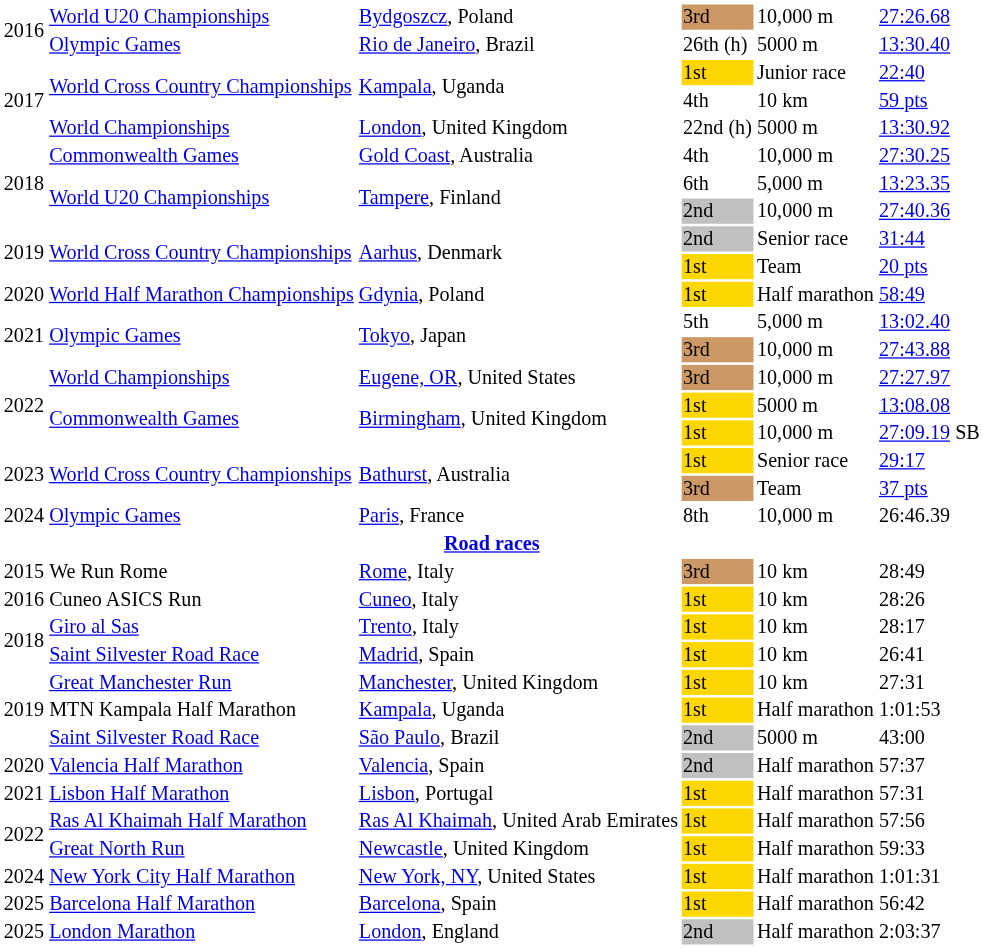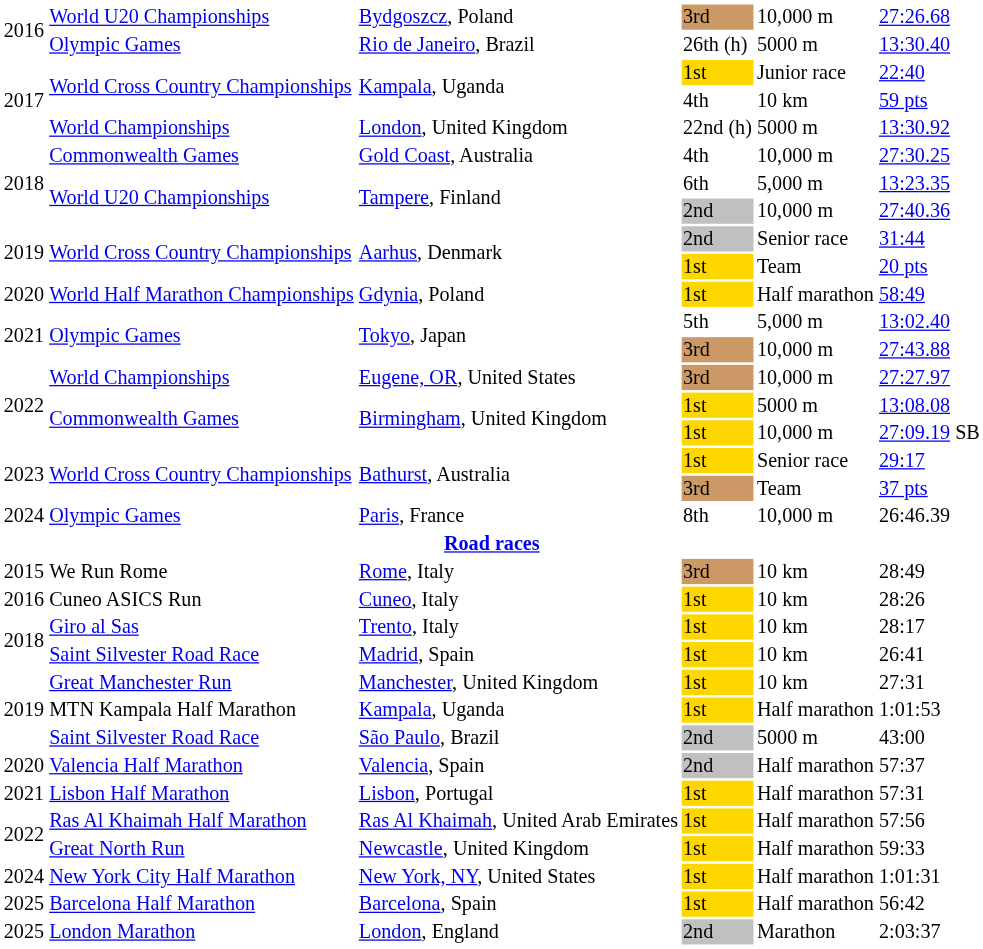(815, 931) Half marathon -> (796, 931) Marathon
